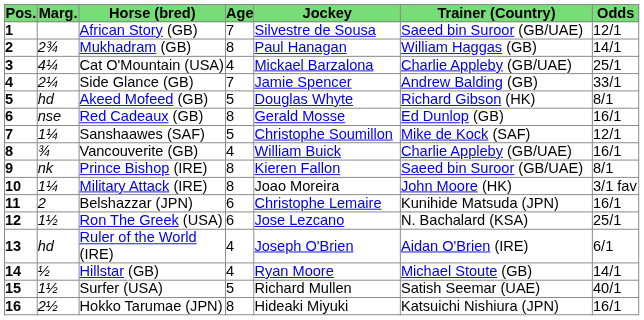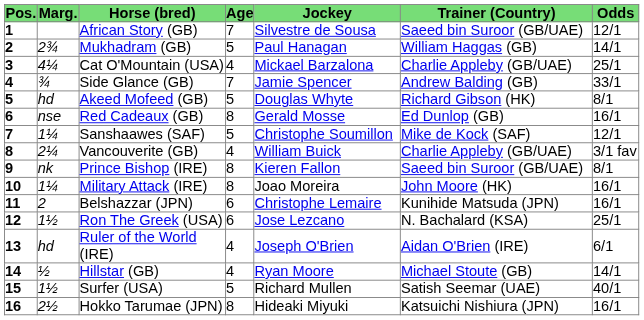(230, 47) 8 -> (230, 47) 5
(48, 82) 2¼ -> (44, 82) ¾
(44, 151) ¾ -> (48, 151) 2¼
(607, 151) 16/1 -> (615, 151) 3/1 fav
(615, 186) 3/1 fav -> (607, 186) 16/1
